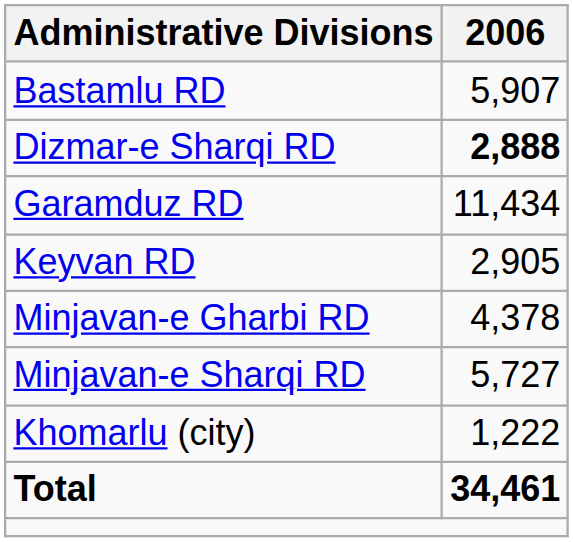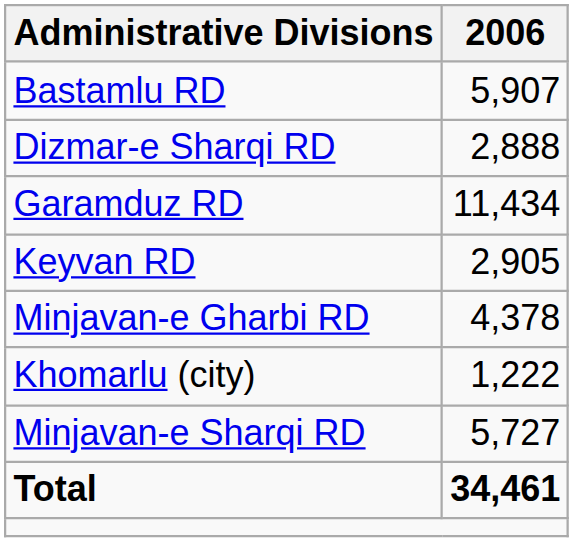(515, 147) bold -> (515, 147) normal
rows swapped: (190, 375) <-> (134, 432)
